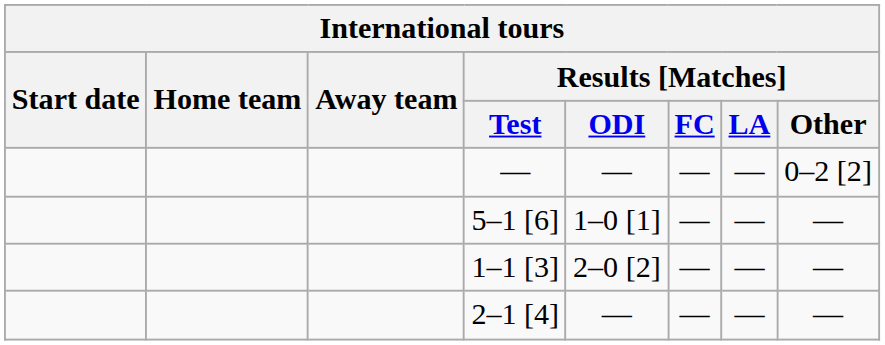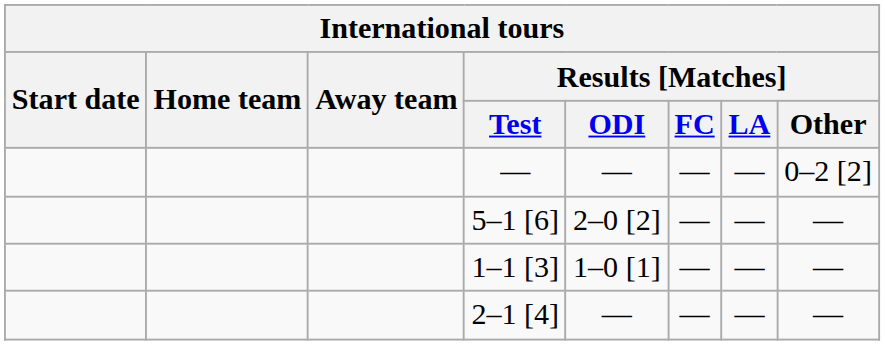(617, 219) 1–0 [1] -> (617, 219) 2–0 [2]
(617, 266) 2–0 [2] -> (617, 266) 1–0 [1]
